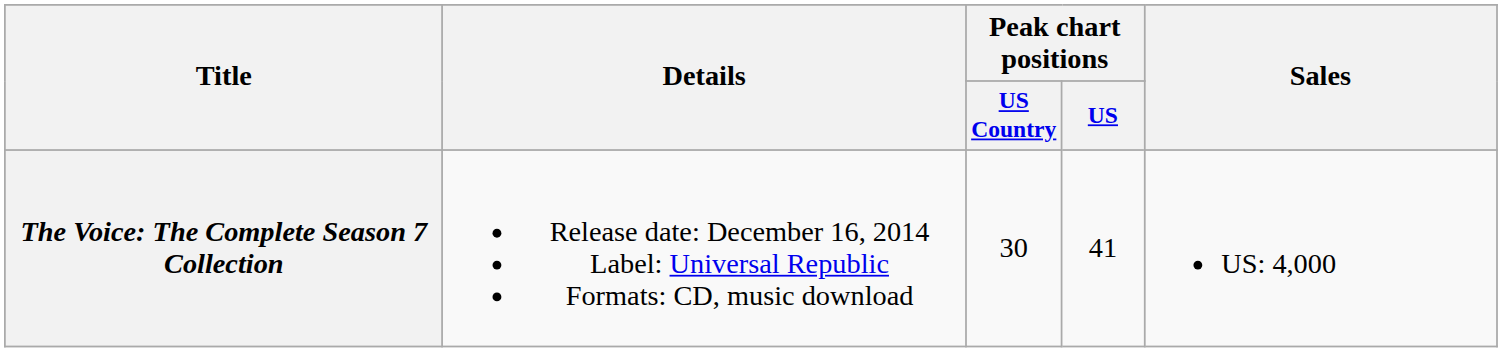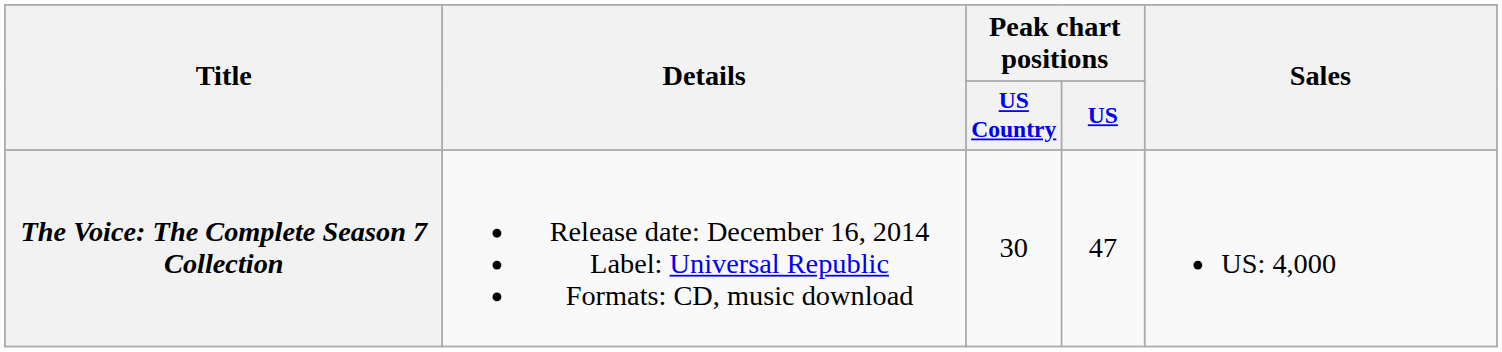(1103, 247) 41 -> (1103, 247) 47
